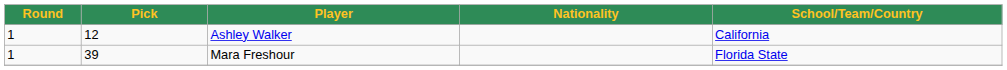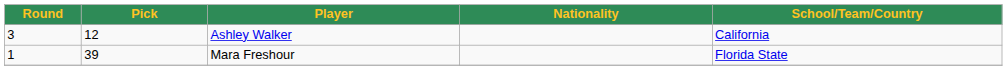(11, 34) 1 -> (11, 34) 3
